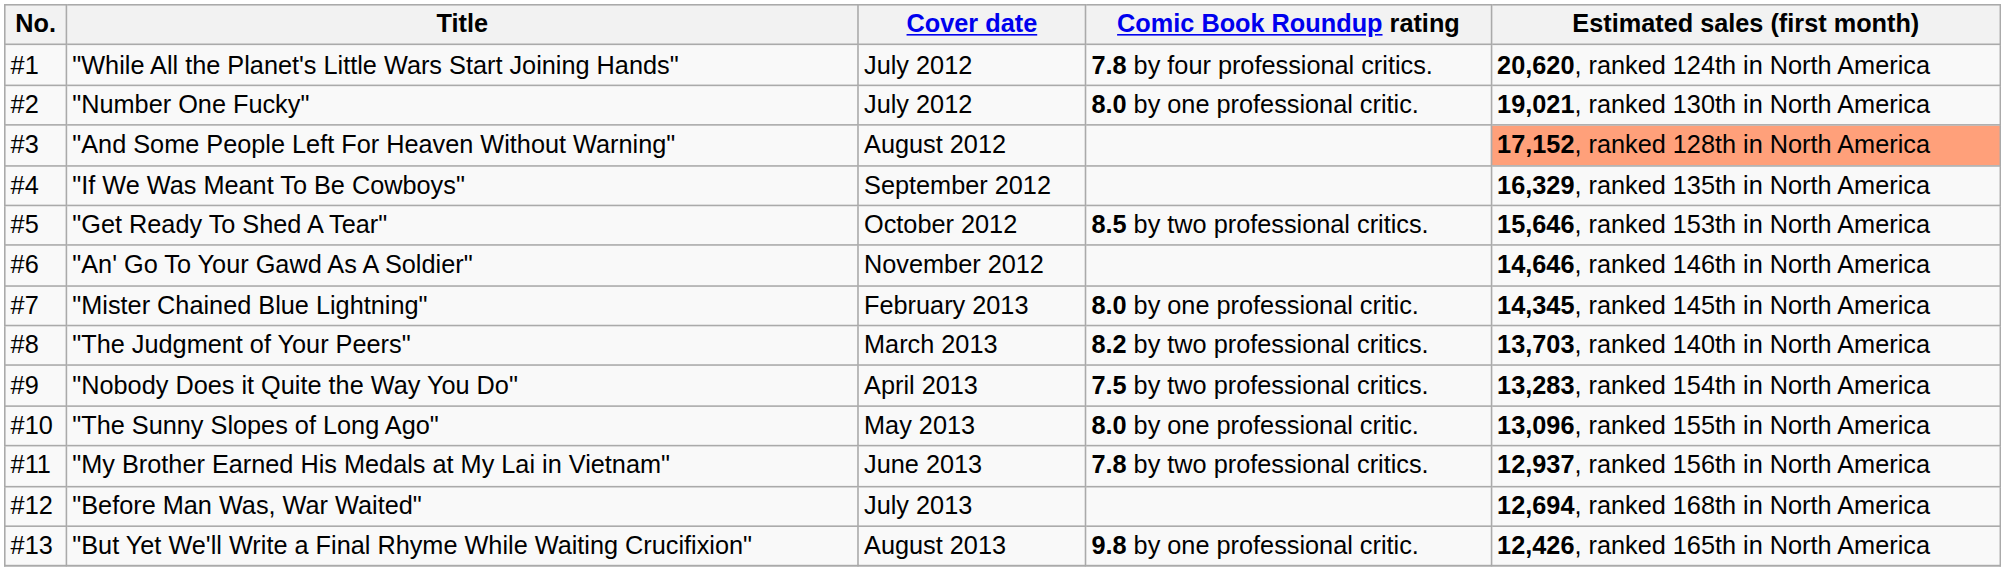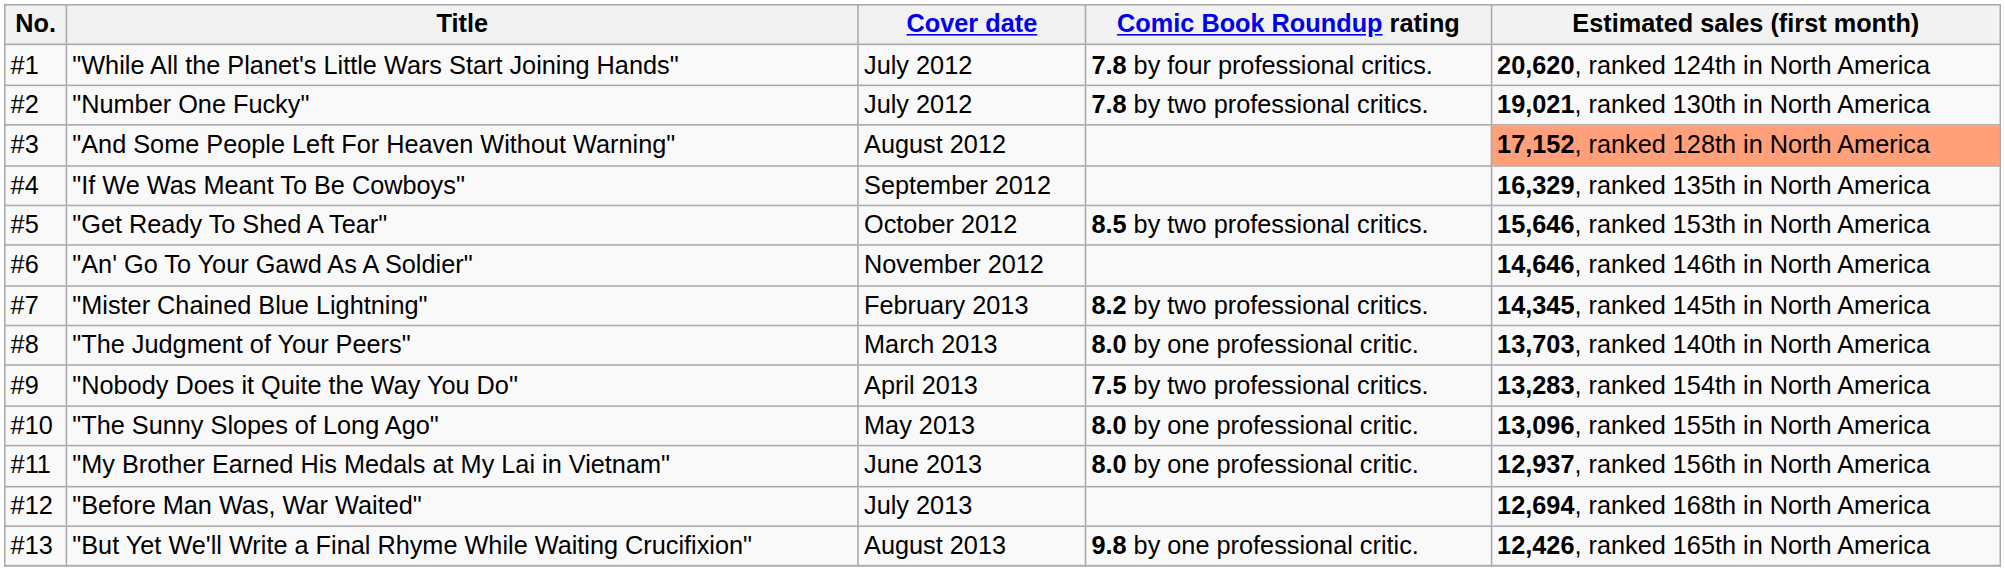(1255, 104) 8.0 by one professional critic. -> (1260, 104) 7.8 by two professional critics.
(1255, 305) 8.0 by one professional critic. -> (1260, 305) 8.2 by two professional critics.
(1260, 345) 8.2 by two professional critics. -> (1255, 345) 8.0 by one professional critic.
(1260, 465) 7.8 by two professional critics. -> (1255, 465) 8.0 by one professional critic.
